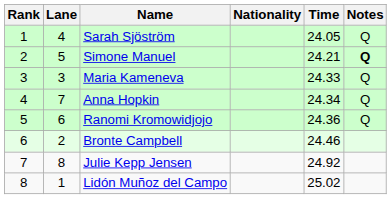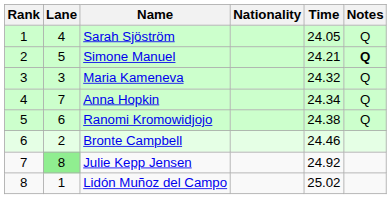(324, 78) 24.33 -> (324, 78) 24.32
(324, 120) 24.36 -> (324, 120) 24.38
(62, 162) no background -> (62, 162) lightgreen background
